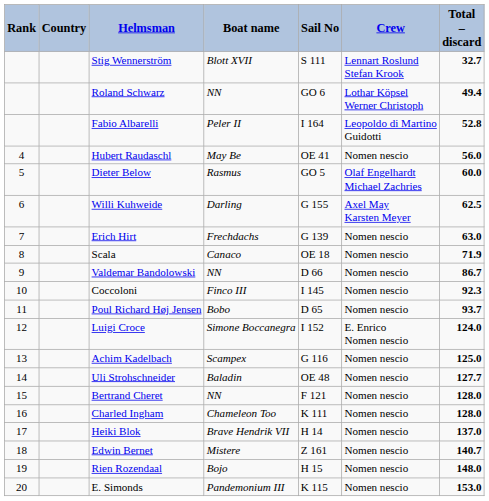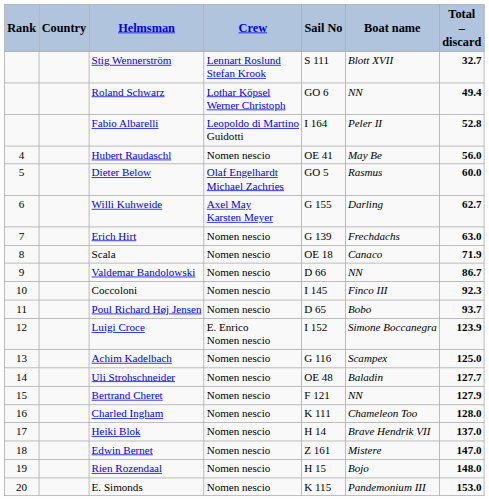columns swapped: (391, 28) <-> (251, 28)
(472, 204) 62.5 -> (472, 204) 62.7
(469, 327) 124.0 -> (469, 327) 123.9
(469, 395) 128.0 -> (469, 395) 127.9
(469, 450) 140.7 -> (469, 450) 147.0
